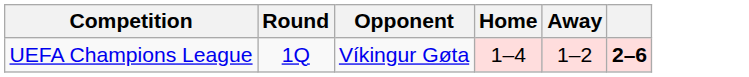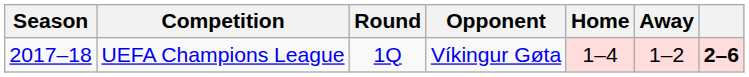+ column: (51, 21)
